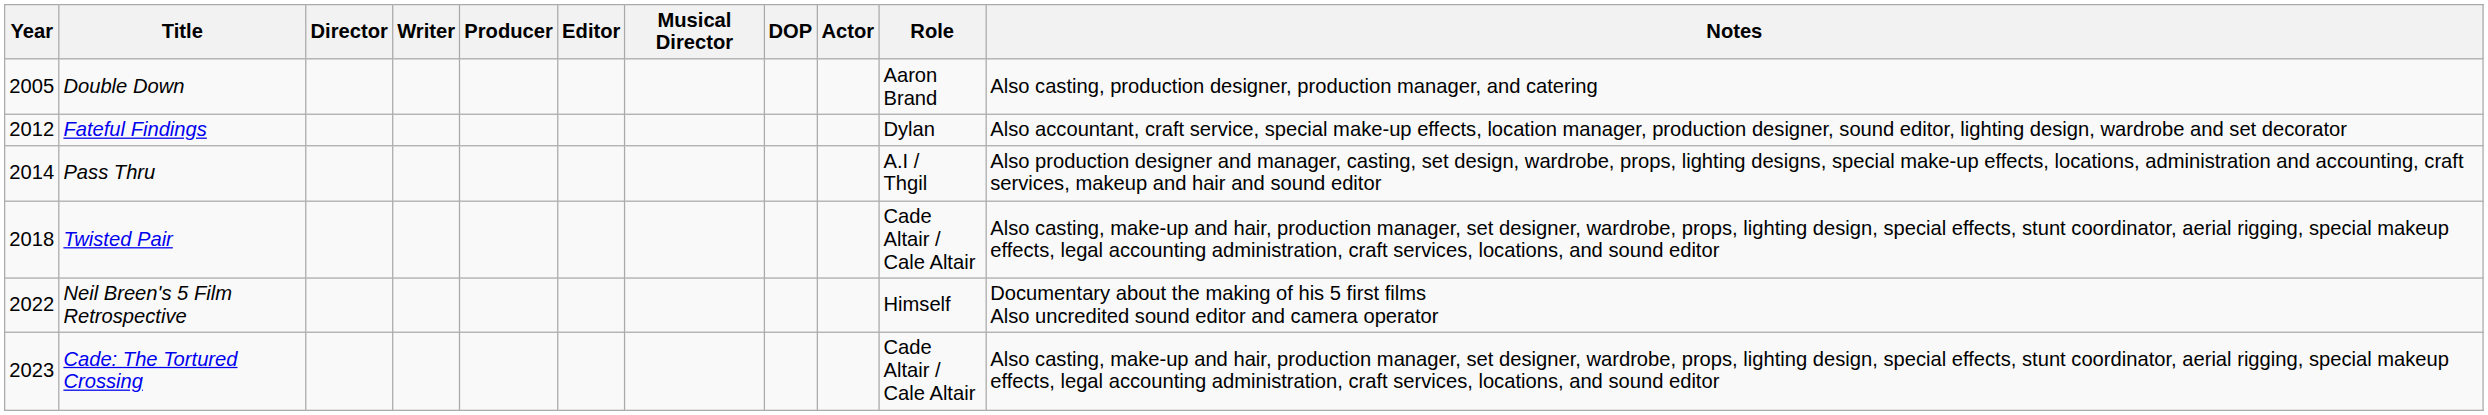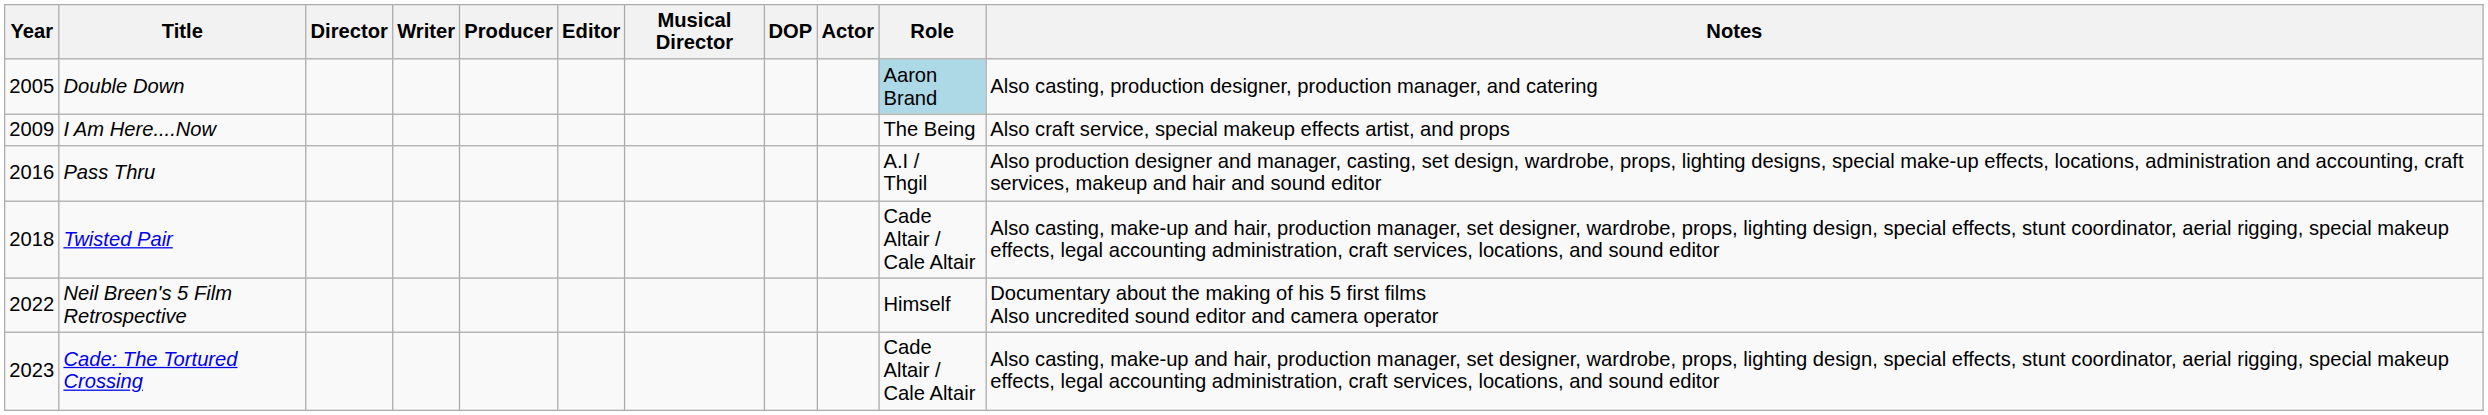(910, 86) no background -> (910, 86) lightblue background
+ row: (140, 129)
- row: (135, 129)
(32, 173) 2014 -> (32, 173) 2016
